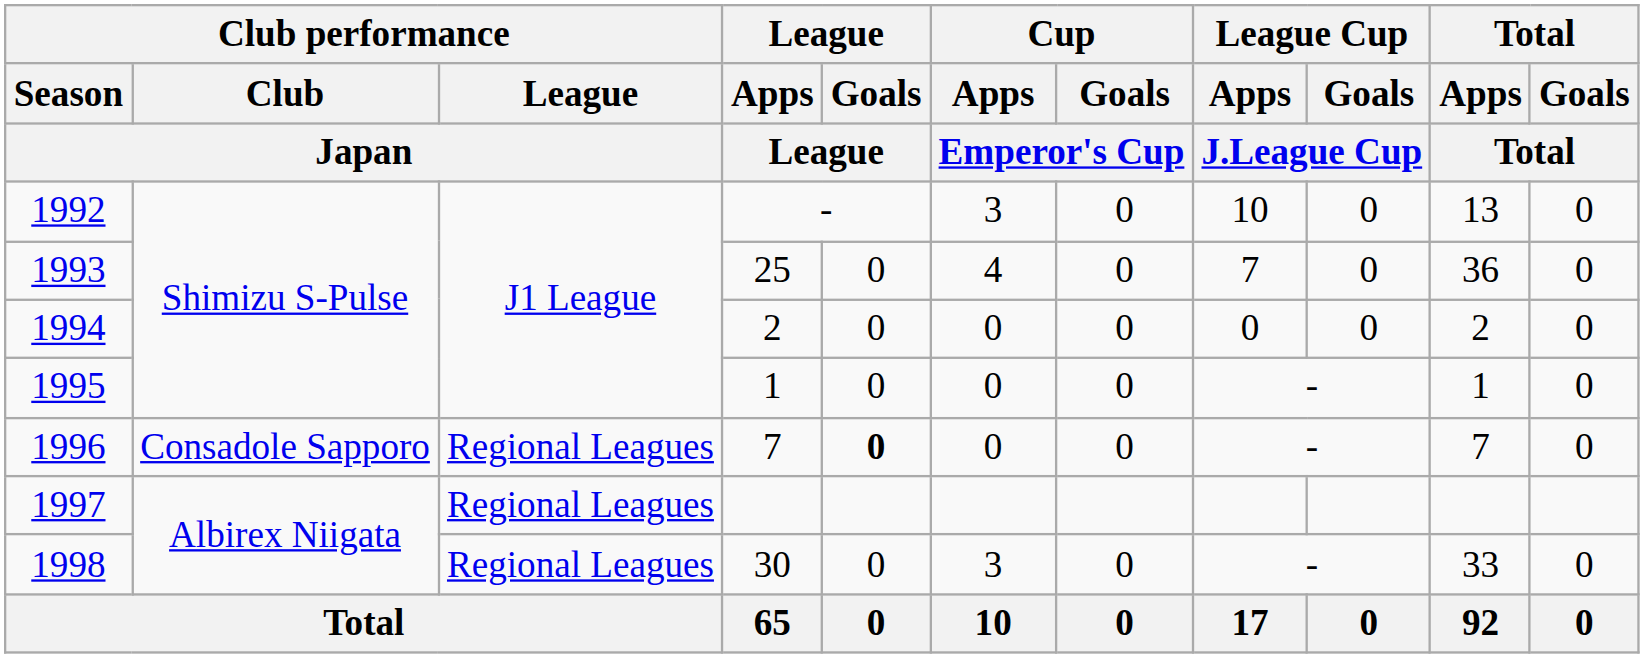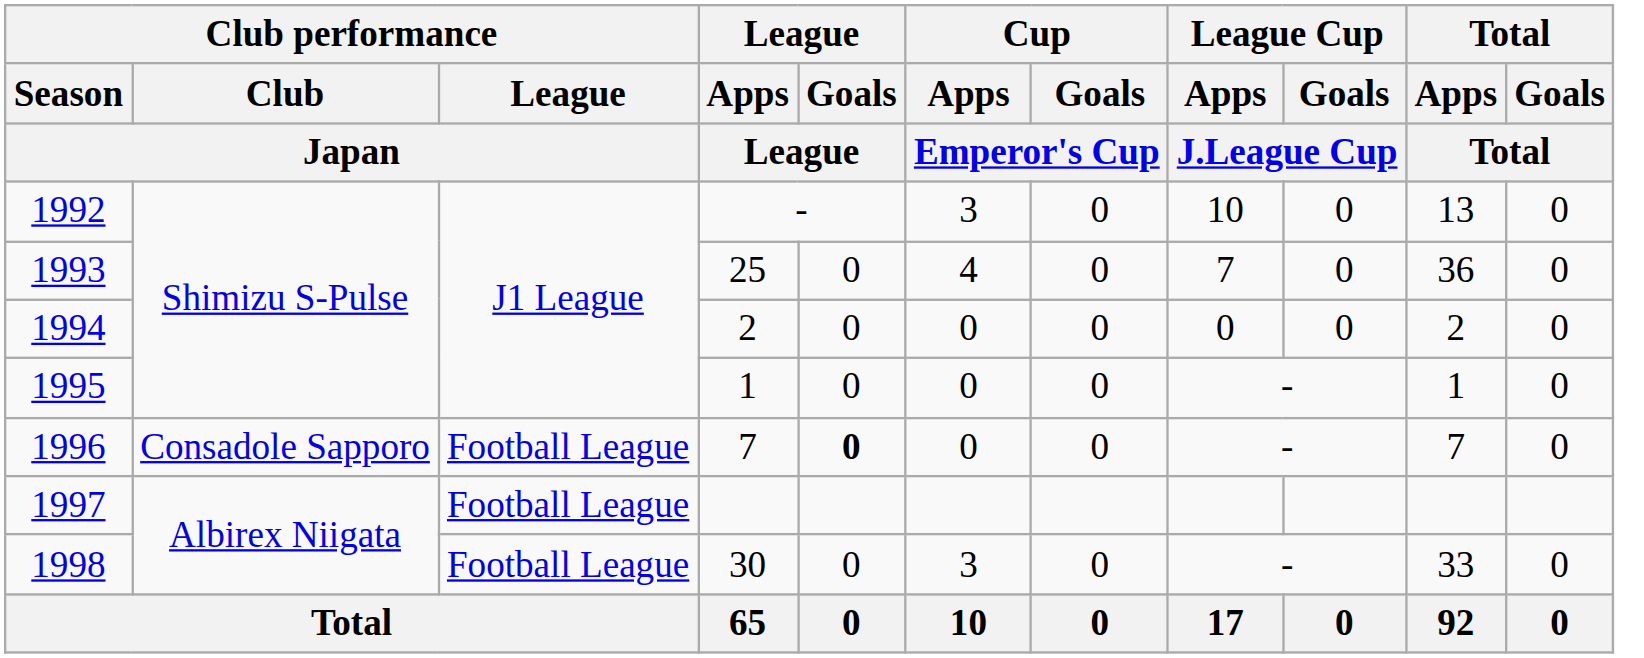(580, 446) Regional Leagues -> (568, 446) Football League
(580, 504) Regional Leagues -> (568, 504) Football League
(580, 563) Regional Leagues -> (568, 563) Football League
